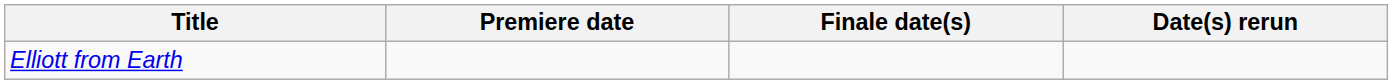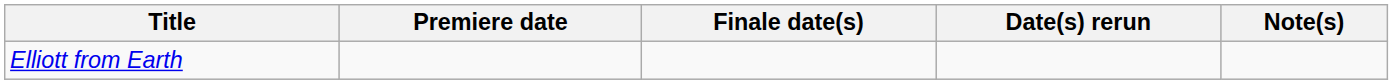+ column: (1304, 23)
